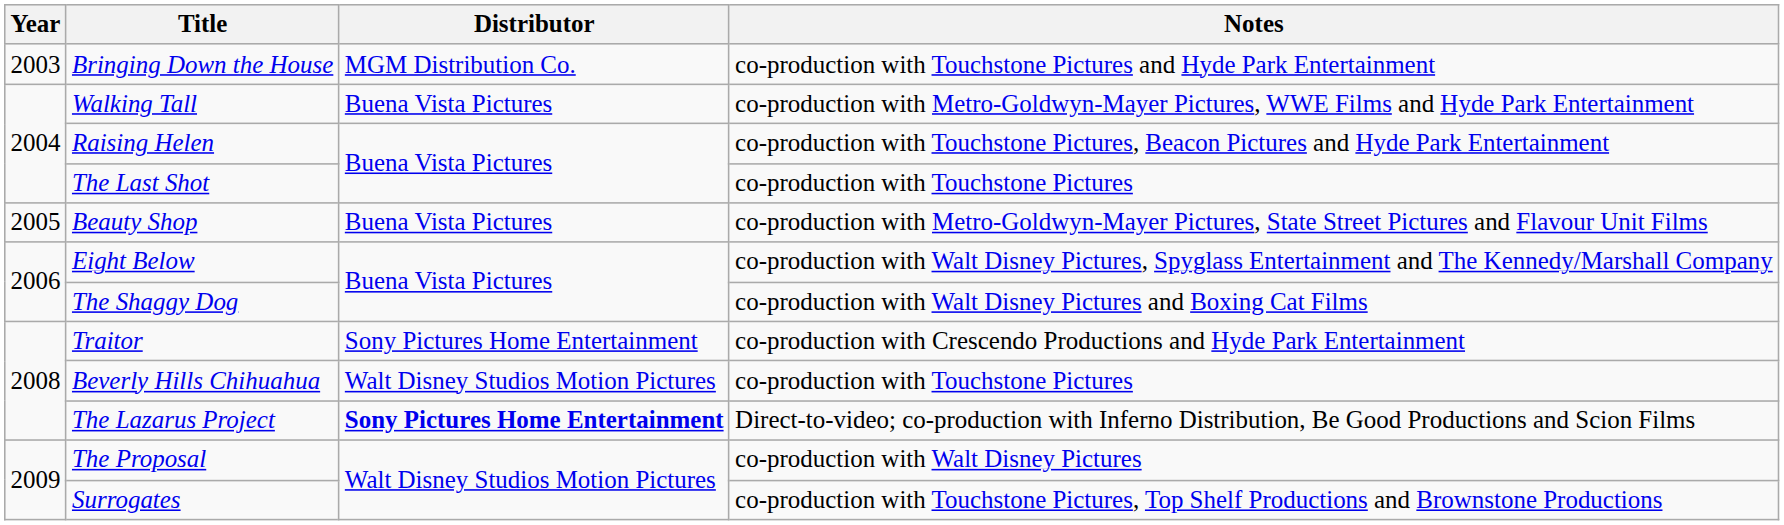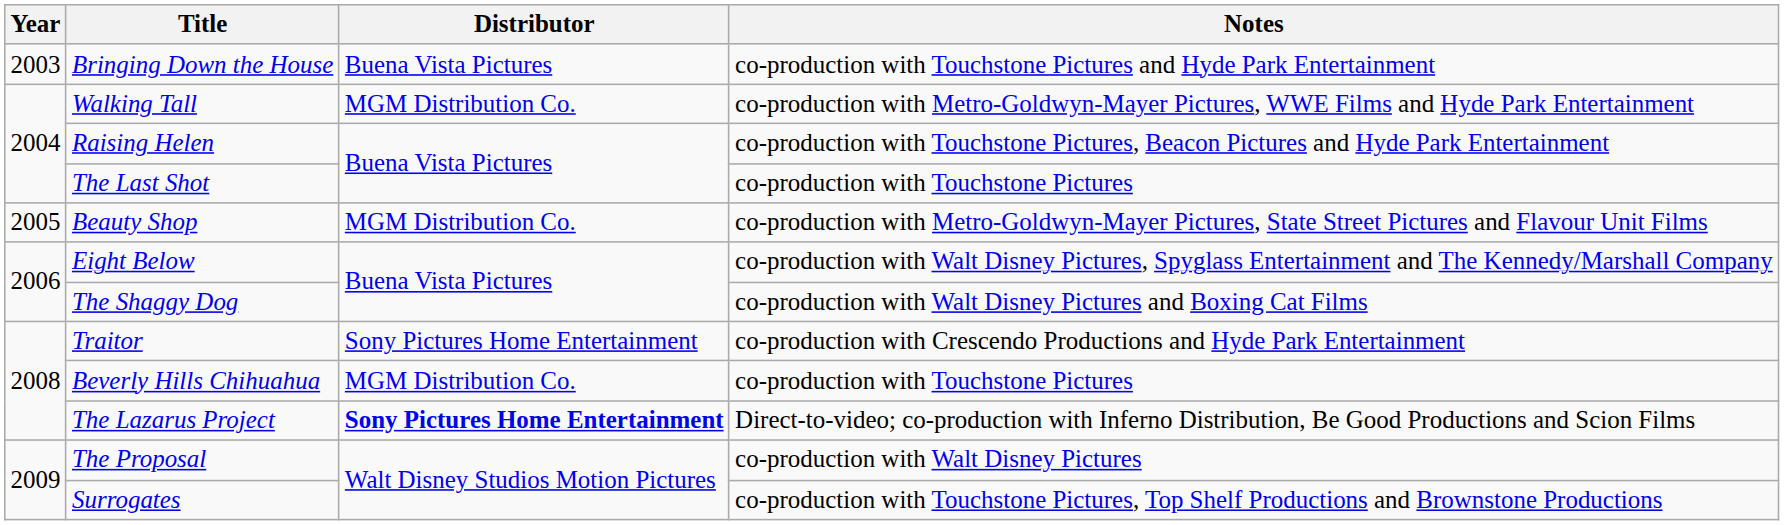(460, 63) MGM Distribution Co. -> (449, 63) Buena Vista Pictures
(449, 103) Buena Vista Pictures -> (460, 103) MGM Distribution Co.
(449, 222) Buena Vista Pictures -> (460, 222) MGM Distribution Co.
(530, 380) Walt Disney Studios Motion Pictures -> (460, 380) MGM Distribution Co.
